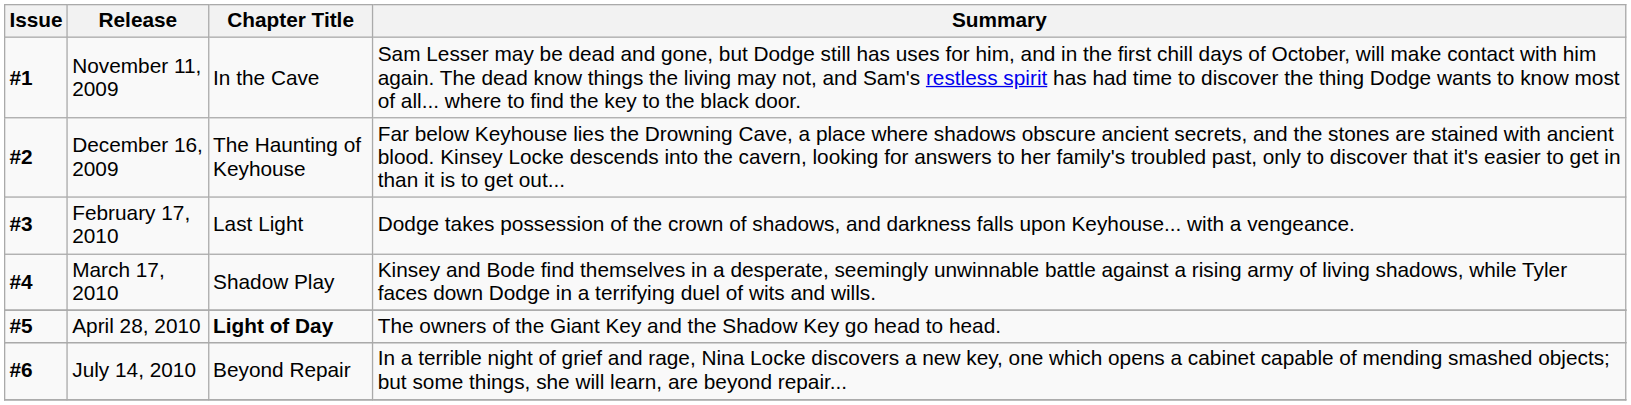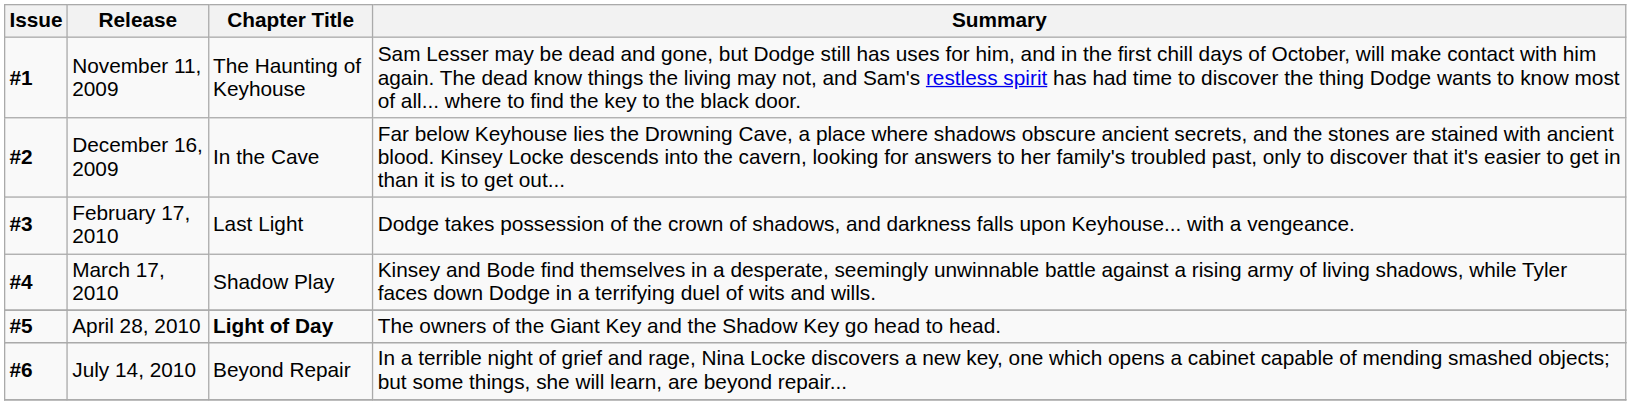(266, 77) In the Cave -> (287, 77) The Haunting of Keyhouse
(287, 157) The Haunting of Keyhouse -> (266, 157) In the Cave
